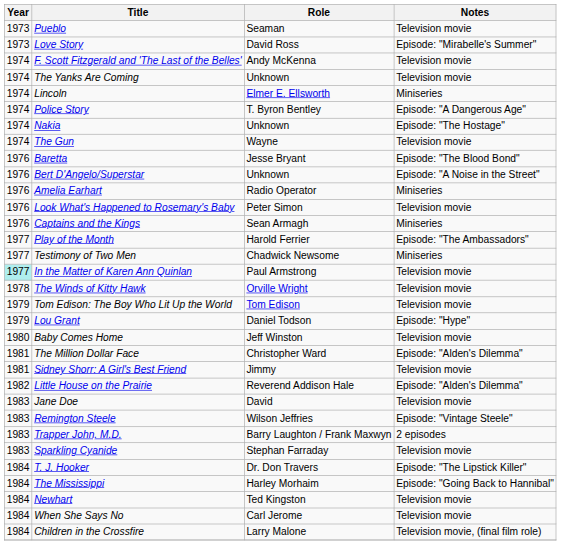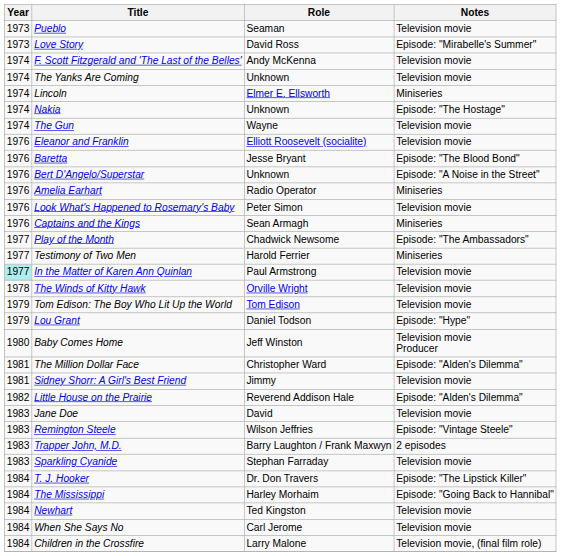- row: (62, 110)
+ row: (81, 142)
(278, 239) Harold Ferrier -> (293, 239) Chadwick Newsome
(293, 256) Chadwick Newsome -> (278, 256) Harold Ferrier
(434, 337) Television movie -> (434, 343) Television movie Producer
